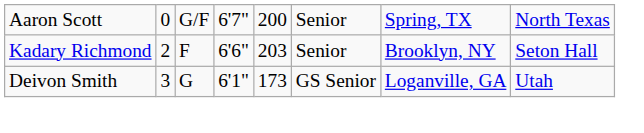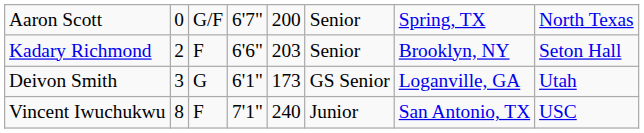+ row: (87, 111)
